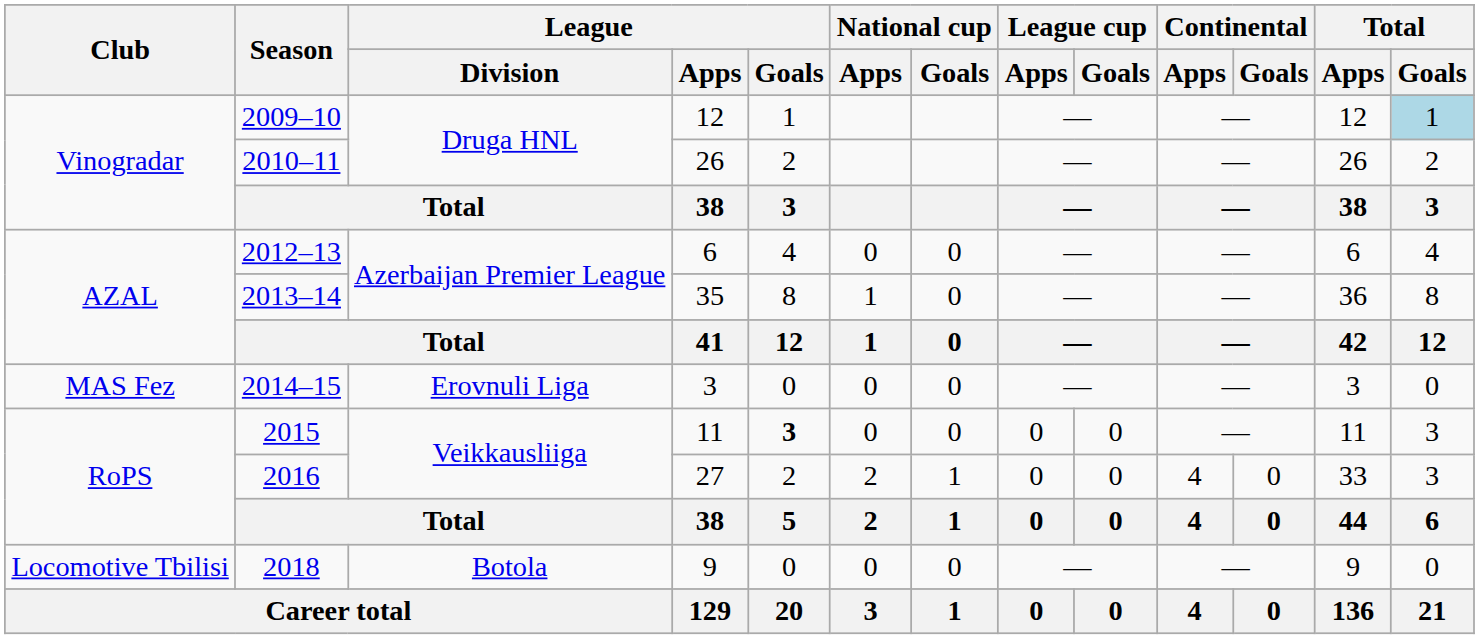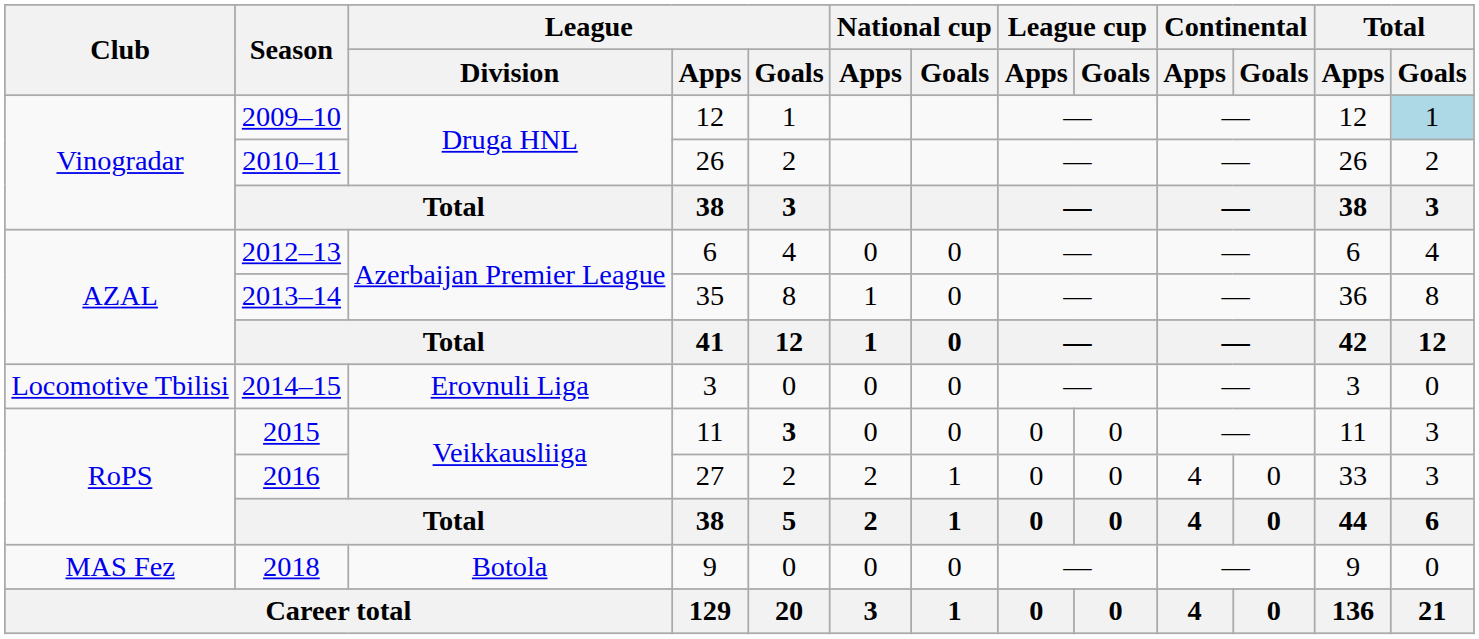(120, 386) MAS Fez -> (120, 386) Locomotive Tbilisi
(120, 565) Locomotive Tbilisi -> (120, 565) MAS Fez
